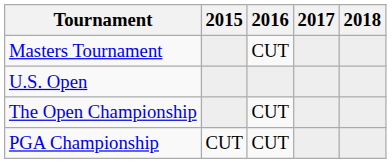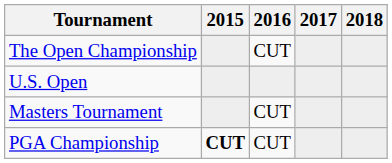rows swapped: (86, 50) <-> (103, 112)
(224, 143) normal -> (225, 143) bold
